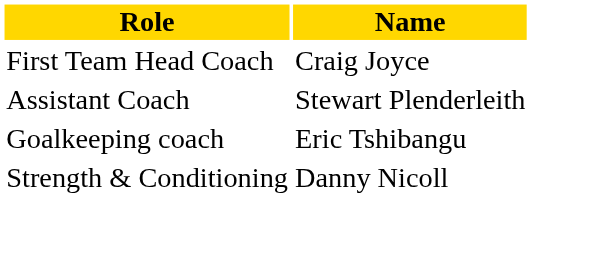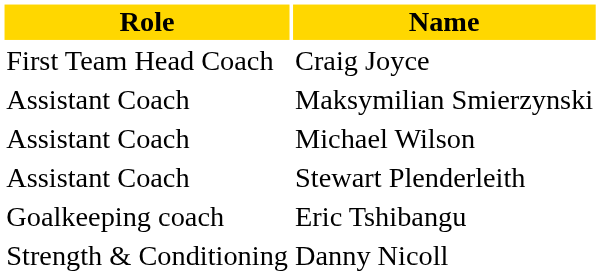+ row: (444, 99)
+ row: (385, 138)
